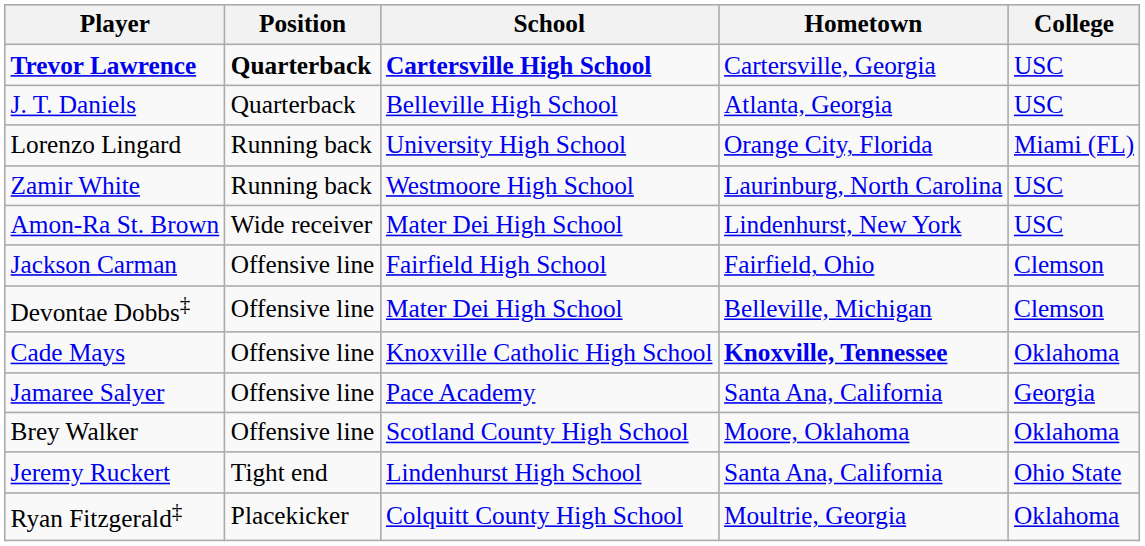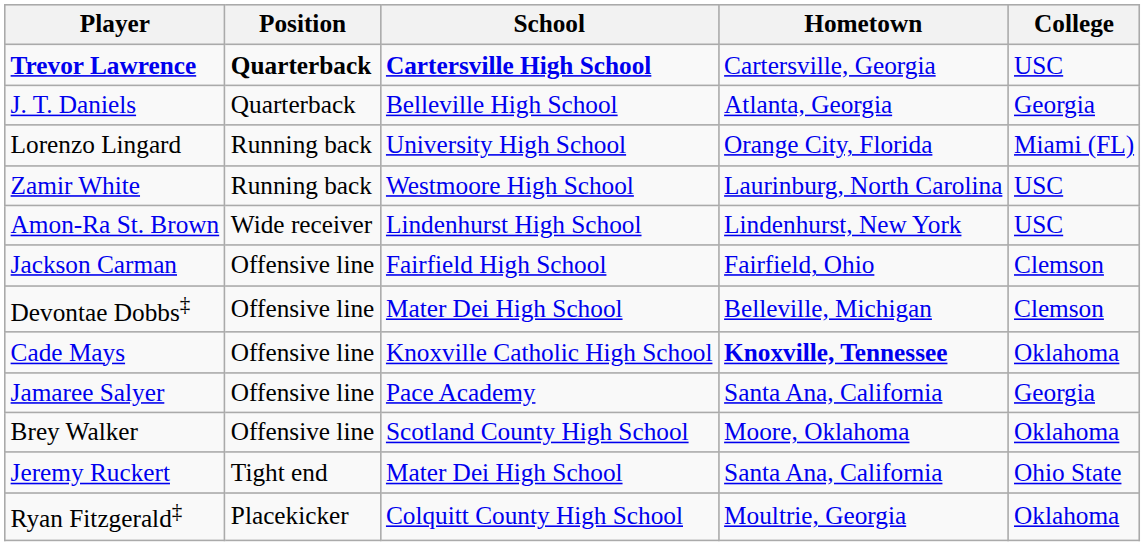(1039, 104) USC -> (1055, 104) Georgia
(504, 225) Mater Dei High School -> (514, 225) Lindenhurst High School
(514, 472) Lindenhurst High School -> (504, 472) Mater Dei High School
